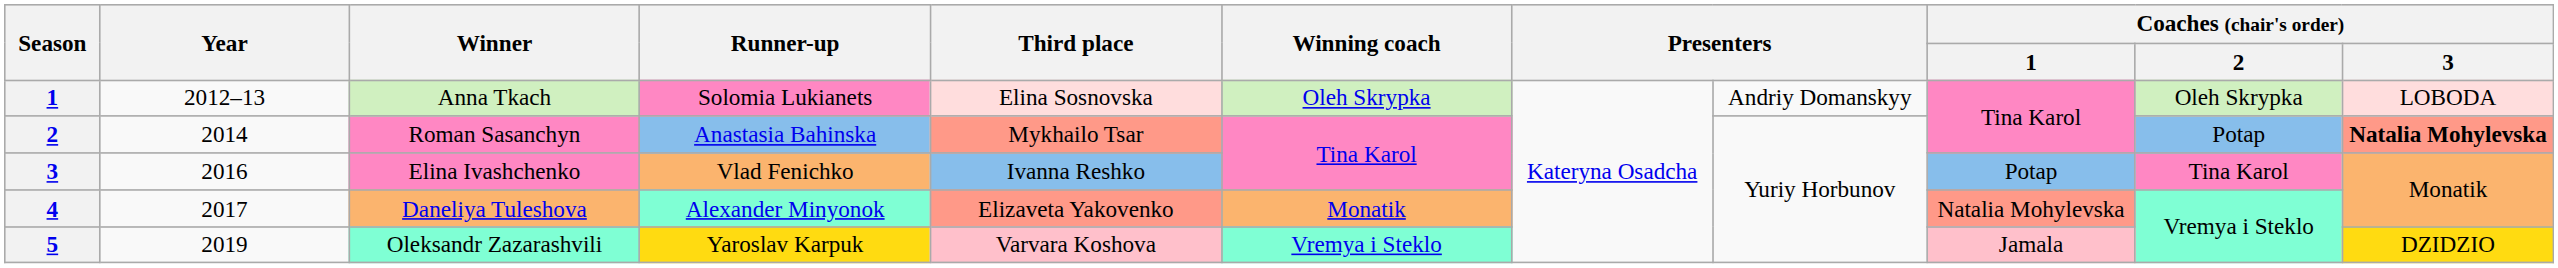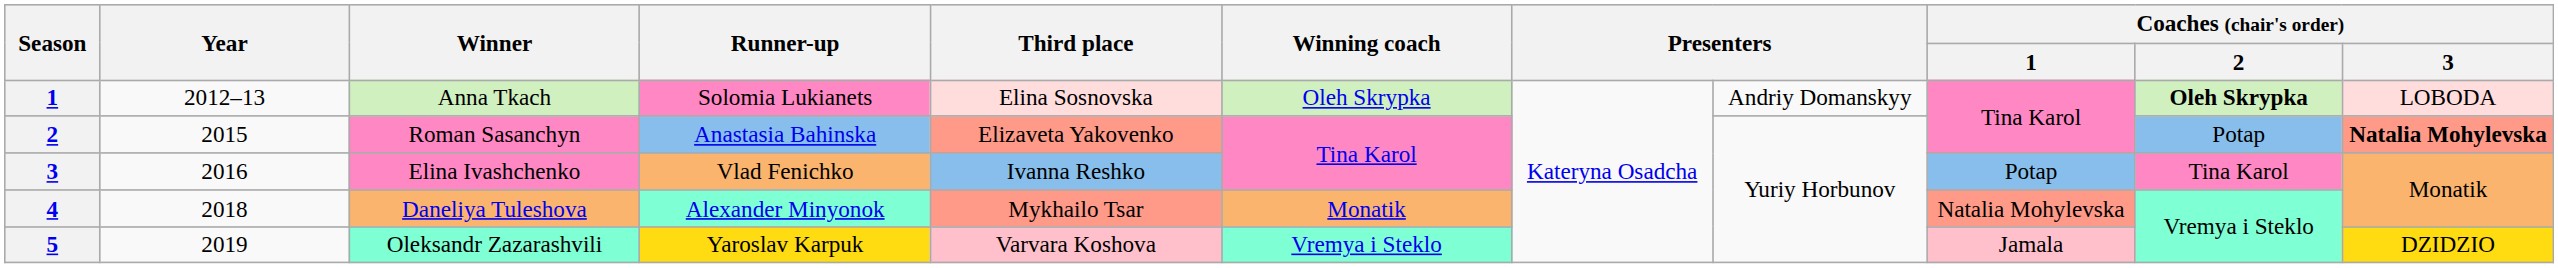(2239, 98) normal -> (2239, 98) bold
(225, 135) 2014 -> (225, 135) 2015
(1076, 135) Mykhailo Tsar -> (1076, 135) Elizaveta Yakovenko
(225, 208) 2017 -> (225, 208) 2018
(1076, 208) Elizaveta Yakovenko -> (1076, 208) Mykhailo Tsar
